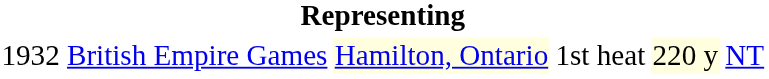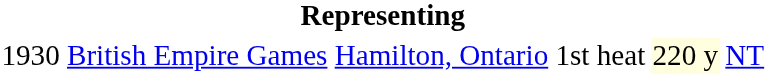(31, 55) 1932 -> (31, 55) 1930
(441, 55) lightyellow background -> (441, 55) no background
